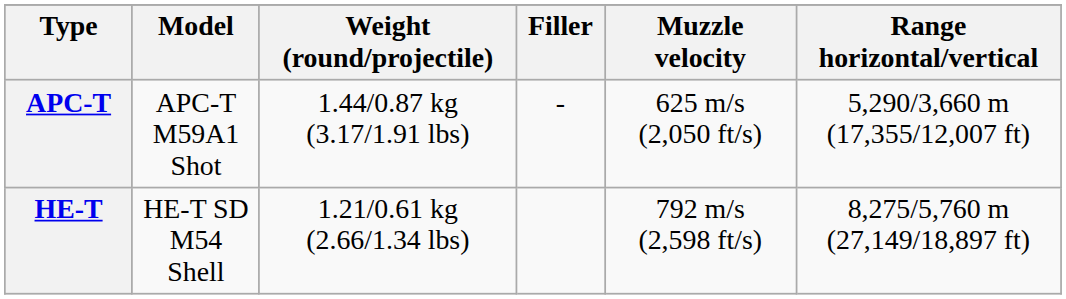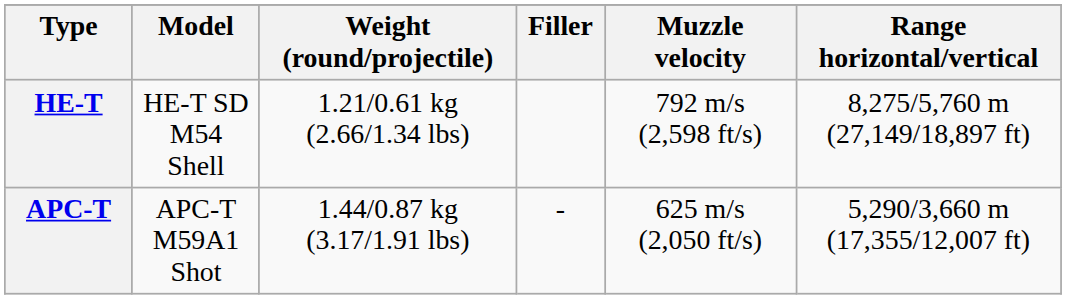rows swapped: (69, 102) <-> (69, 208)
